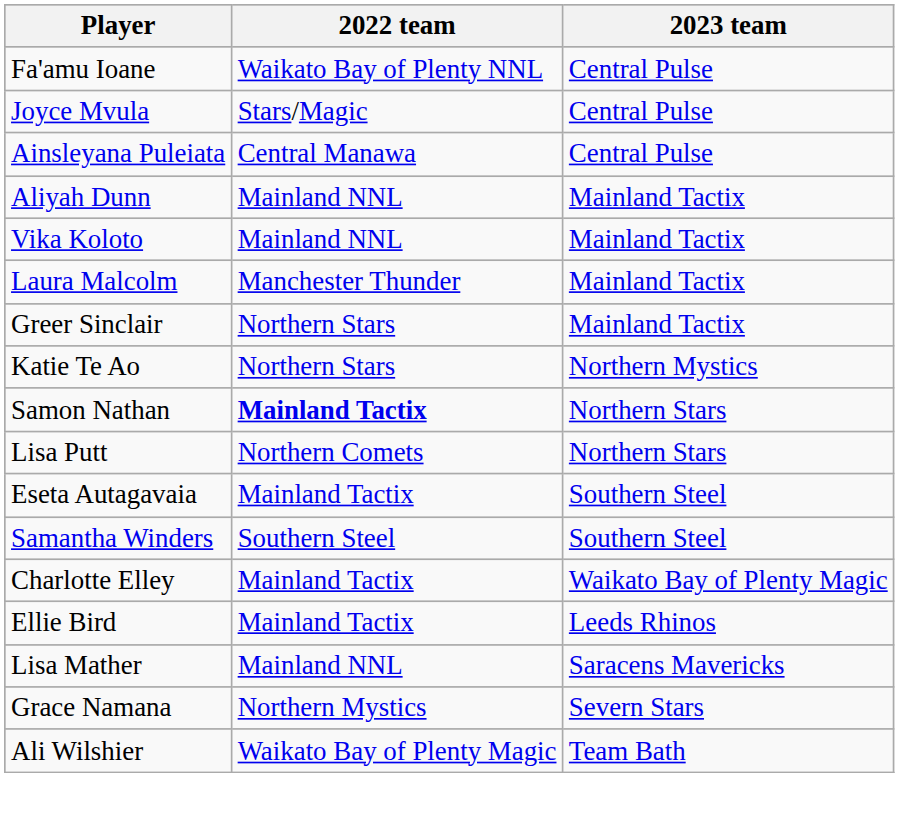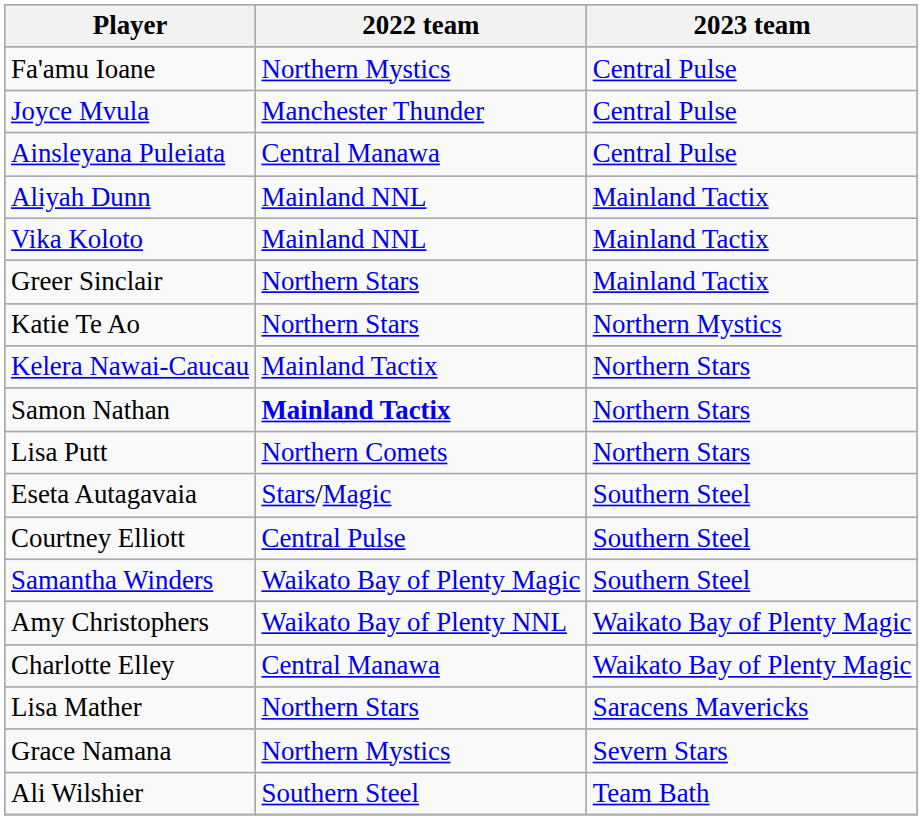(390, 68) Waikato Bay of Plenty NNL -> (356, 68) Northern Mystics
(303, 111) Stars/Magic -> (373, 111) Manchester Thunder
- row: (94, 281)
+ row: (130, 366)
(326, 494) Mainland Tactix -> (326, 494) Stars/Magic
+ row: (98, 537)
(316, 537) Southern Steel -> (421, 580) Waikato Bay of Plenty Magic
+ row: (110, 622)
(326, 580) Mainland Tactix -> (351, 665) Central Manawa
- row: (64, 622)
(320, 665) Mainland NNL -> (340, 707) Northern Stars
(397, 750) Waikato Bay of Plenty Magic -> (340, 793) Southern Steel
